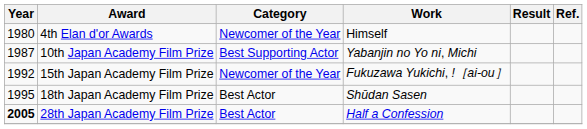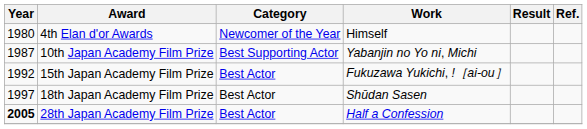(280, 74) Newcomer of the Year -> (247, 74) Best Actor
(21, 94) 1995 -> (21, 94) 1997
